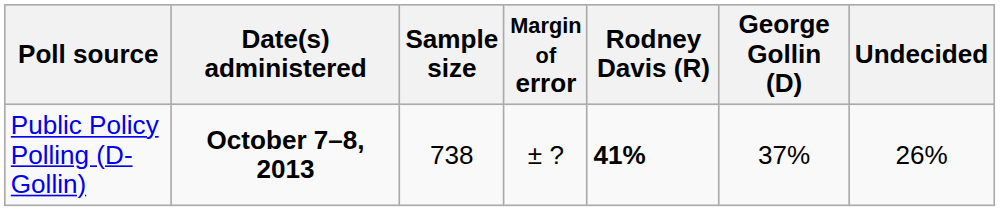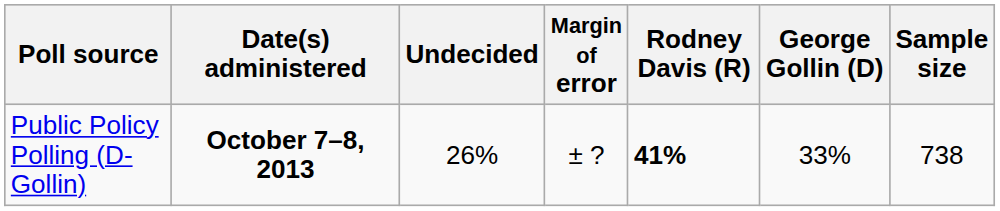columns swapped: (452, 54) <-> (922, 54)
(784, 154) 37% -> (825, 154) 33%
